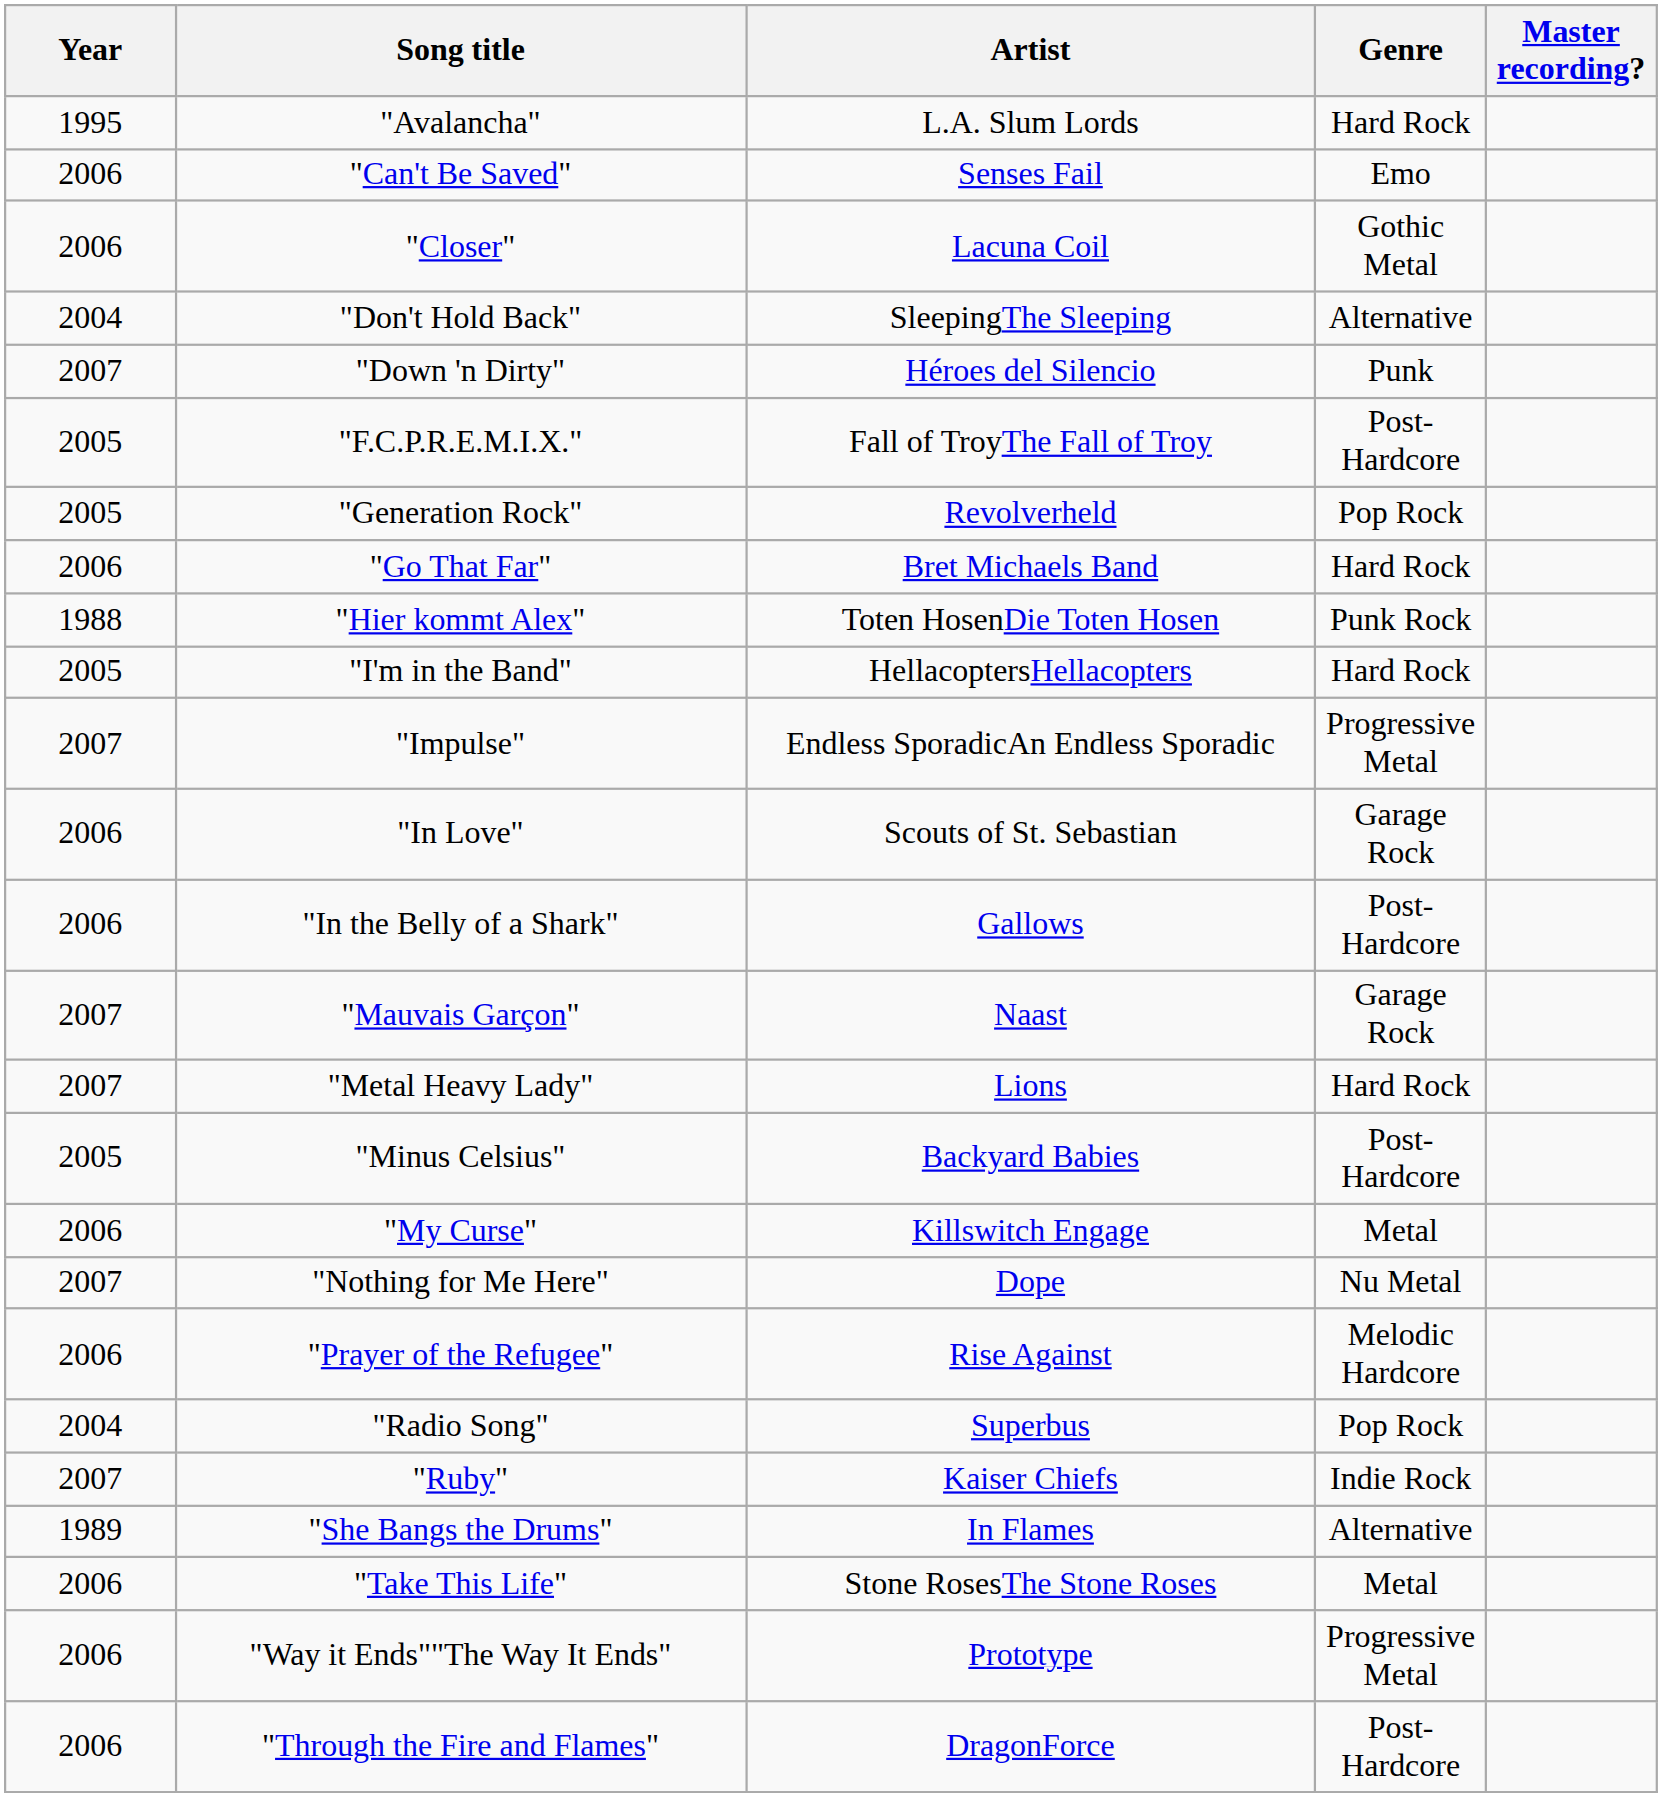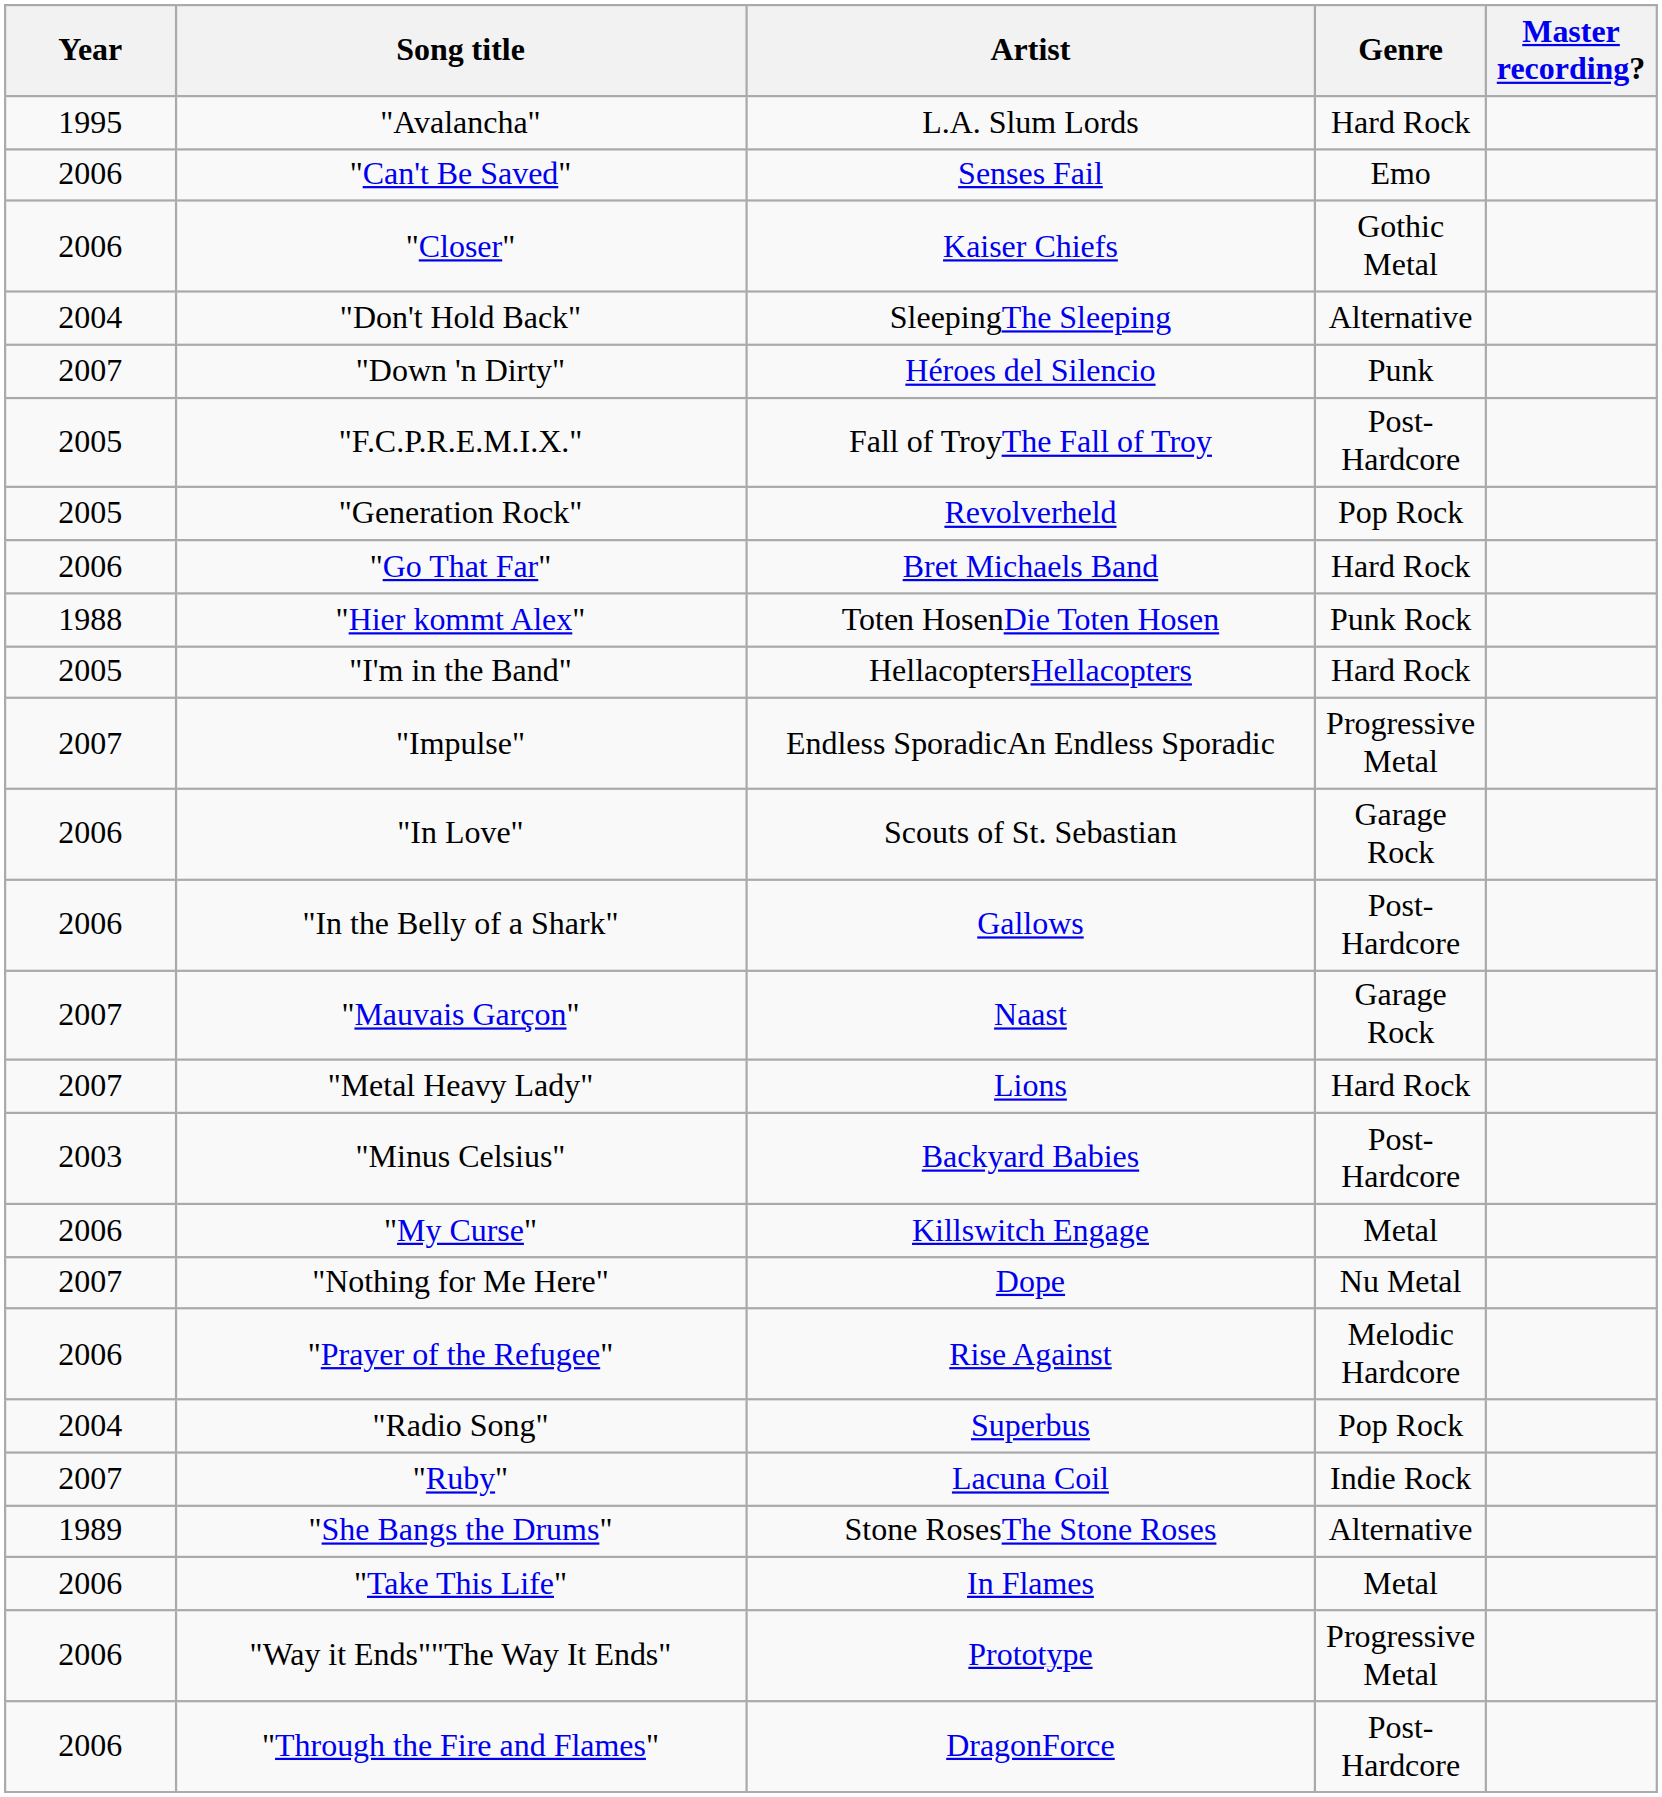(1030, 246) Lacuna Coil -> (1030, 246) Kaiser Chiefs
(90, 1157) 2005 -> (90, 1157) 2003
(1030, 1478) Kaiser Chiefs -> (1030, 1478) Lacuna Coil
(1030, 1530) In Flames -> (1030, 1530) Stone RosesThe Stone Roses
(1030, 1583) Stone RosesThe Stone Roses -> (1030, 1583) In Flames
